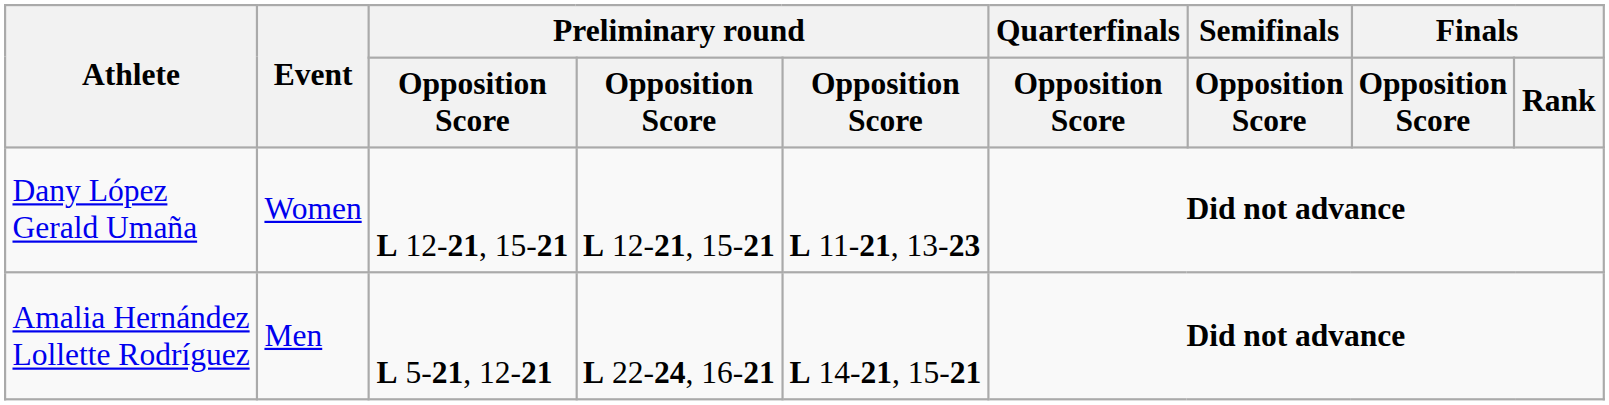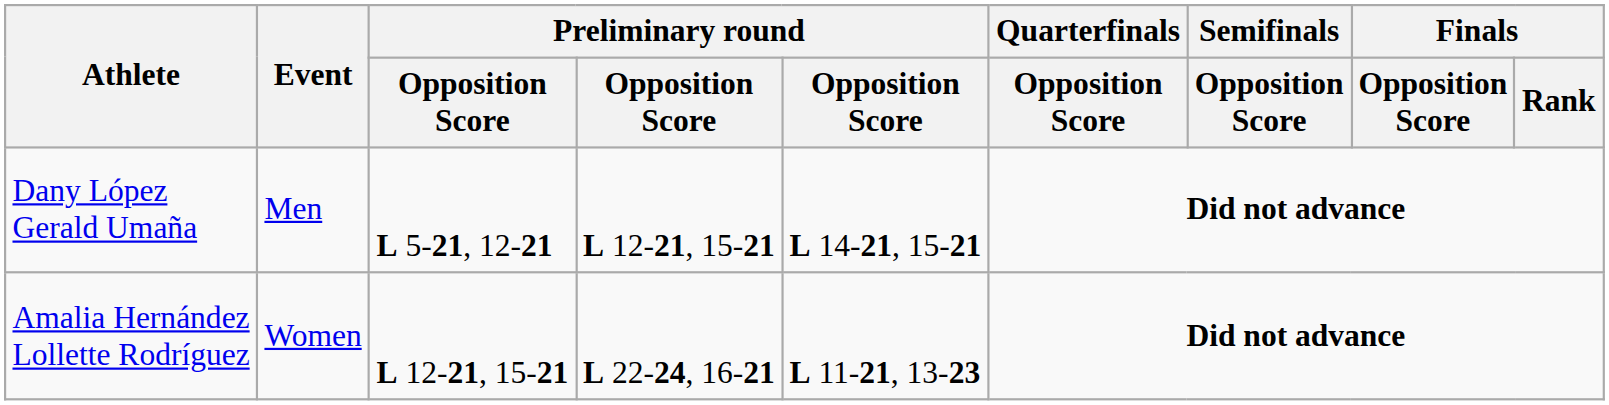(313, 209) Women -> (293, 209) Men
(472, 246) L 12-21, 15-21 -> (464, 246) L 5-21, 12-21
(885, 246) L 11-21, 13-23 -> (885, 246) L 14-21, 15-21
(293, 335) Men -> (313, 335) Women
(464, 373) L 5-21, 12-21 -> (472, 373) L 12-21, 15-21
(885, 373) L 14-21, 15-21 -> (885, 373) L 11-21, 13-23
